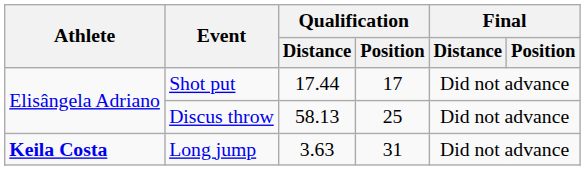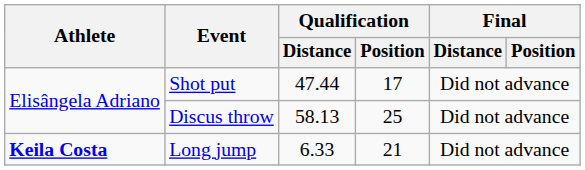(317, 84) 17.44 -> (317, 84) 47.44
(317, 149) 3.63 -> (317, 149) 6.33
(392, 149) 31 -> (392, 149) 21
